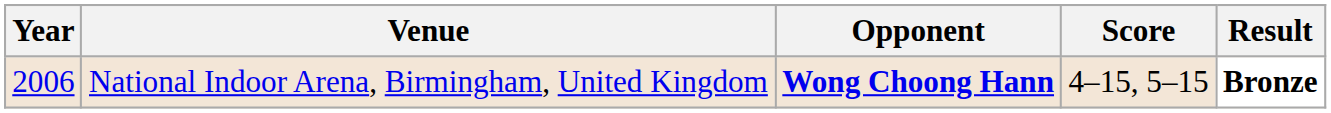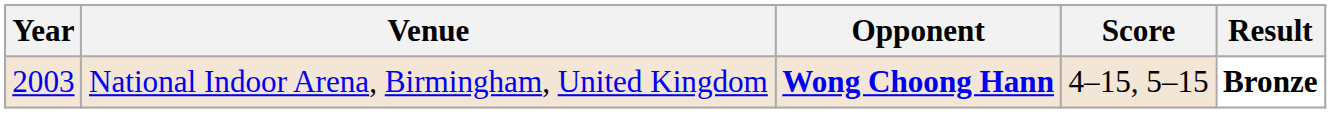(43, 81) 2006 -> (43, 81) 2003
